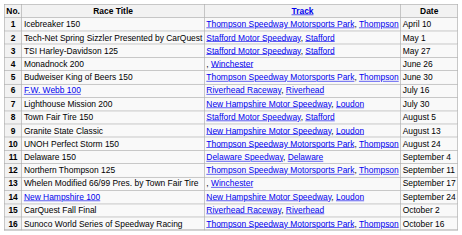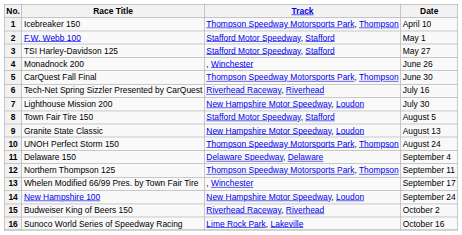(113, 37) Tech-Net Spring Sizzler Presented by CarQuest -> (52, 37) F.W. Webb 100
(78, 77) Budweiser King of Beers 150 -> (60, 77) CarQuest Fall Final
(52, 90) F.W. Webb 100 -> (113, 90) Tech-Net Spring Sizzler Presented by CarQuest
(60, 210) CarQuest Fall Final -> (78, 210) Budweiser King of Beers 150
(303, 223) Thompson Speedway Motorsports Park, Thompson -> (255, 223) Lime Rock Park, Lakeville
